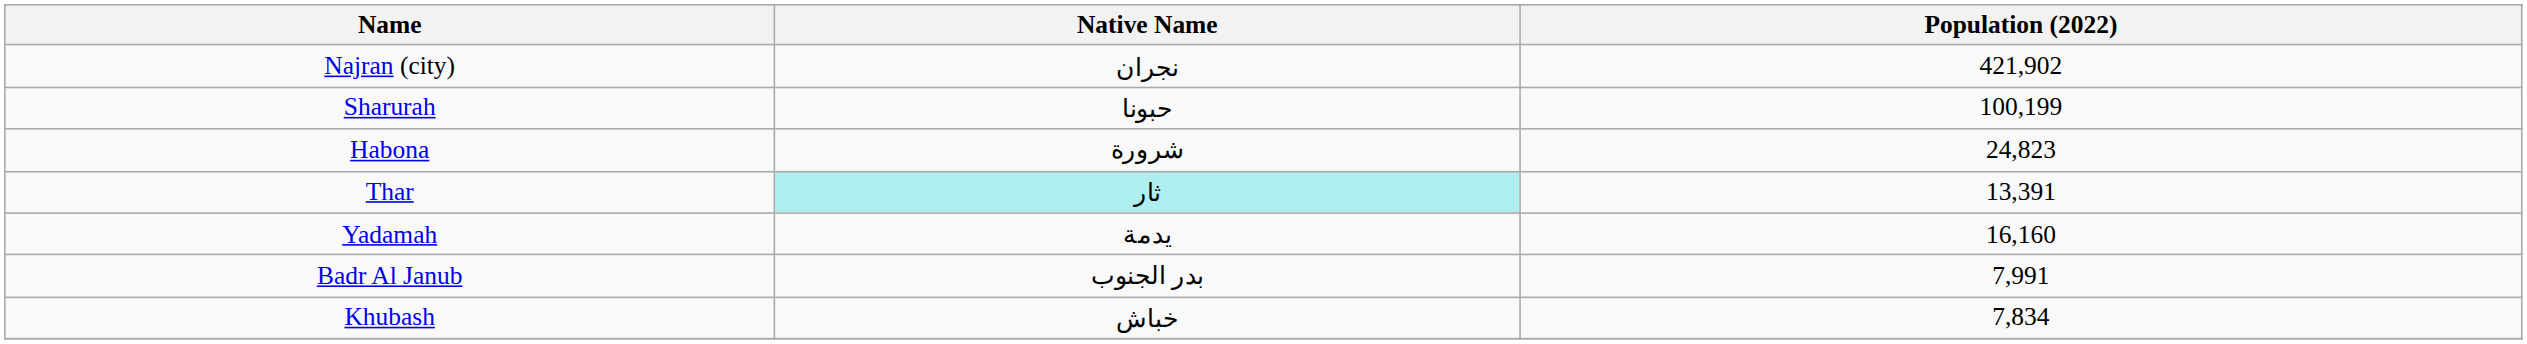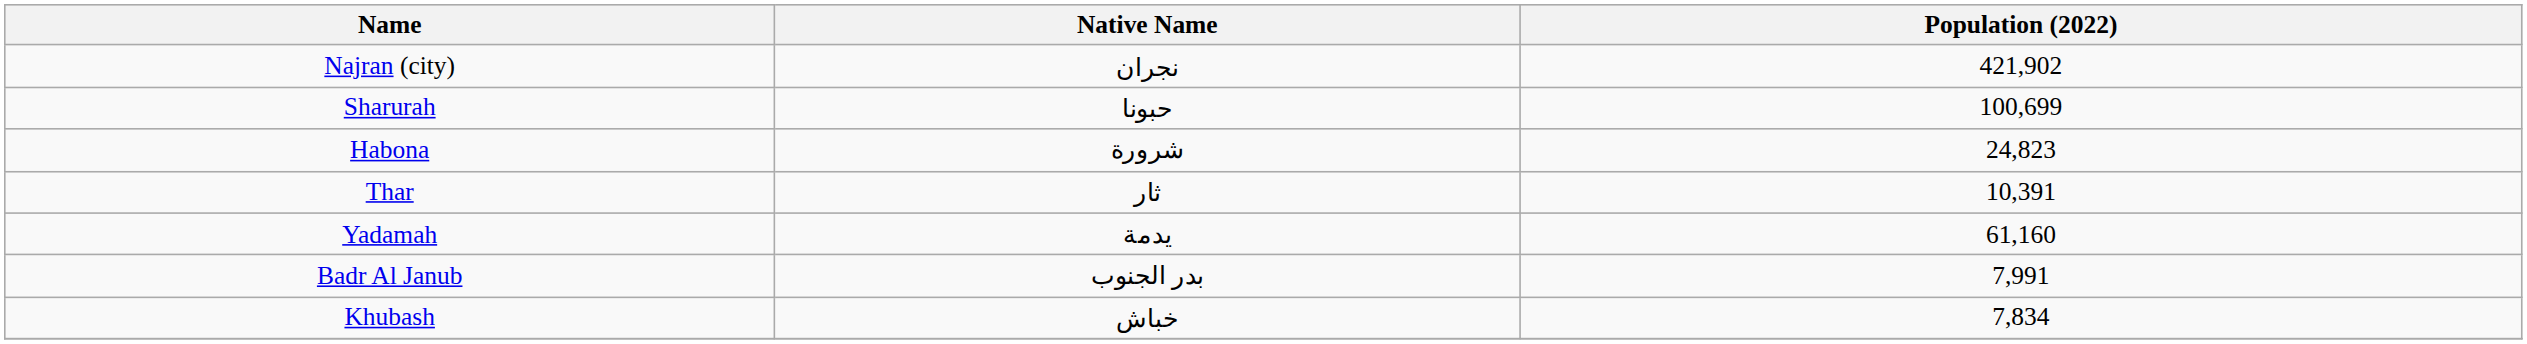(2021, 107) 100,199 -> (2021, 107) 100,699
(1147, 192) paleturquoise background -> (1147, 192) no background
(2021, 191) 13,391 -> (2021, 191) 10,391
(2021, 233) 16,160 -> (2021, 233) 61,160
